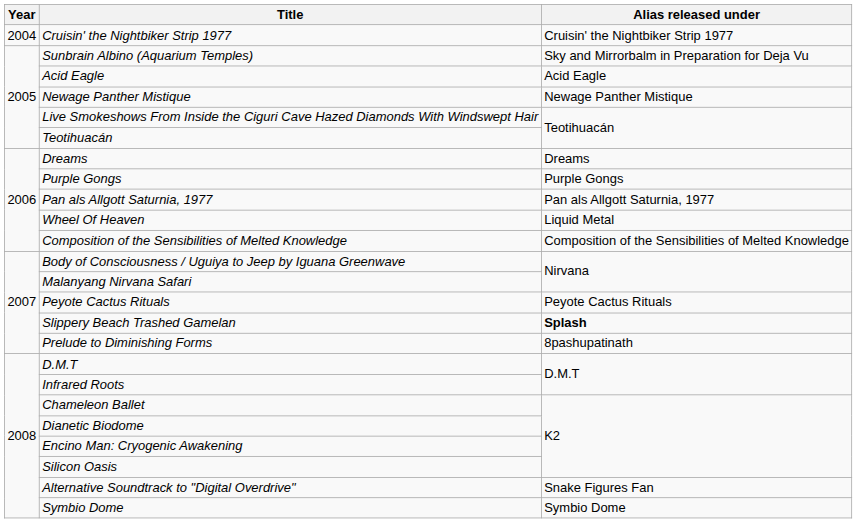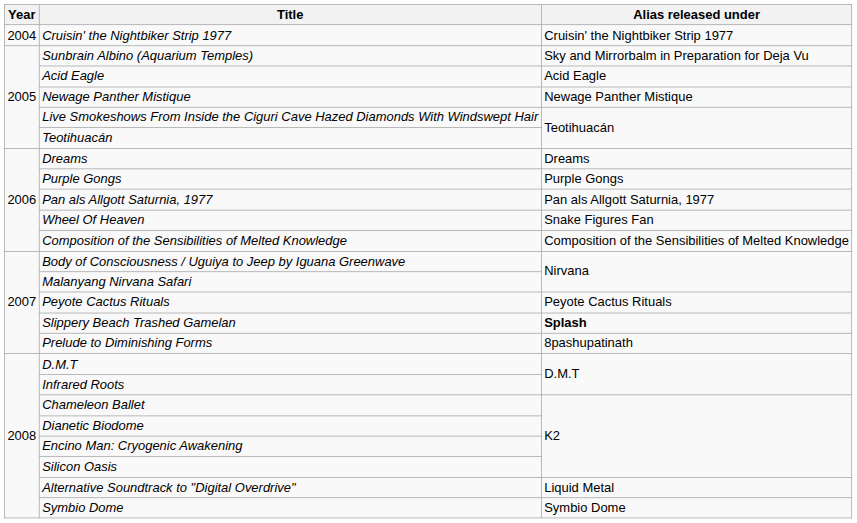(579, 220) Liquid Metal -> (599, 220) Snake Figures Fan
(599, 487) Snake Figures Fan -> (579, 487) Liquid Metal
